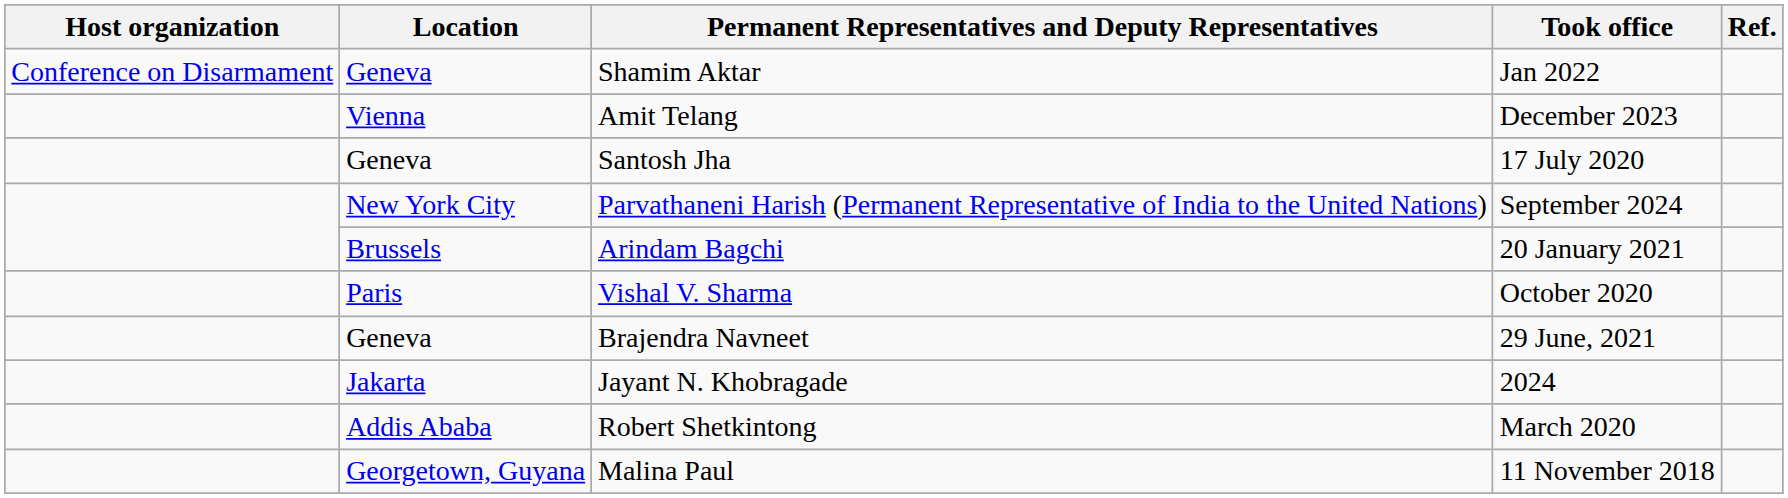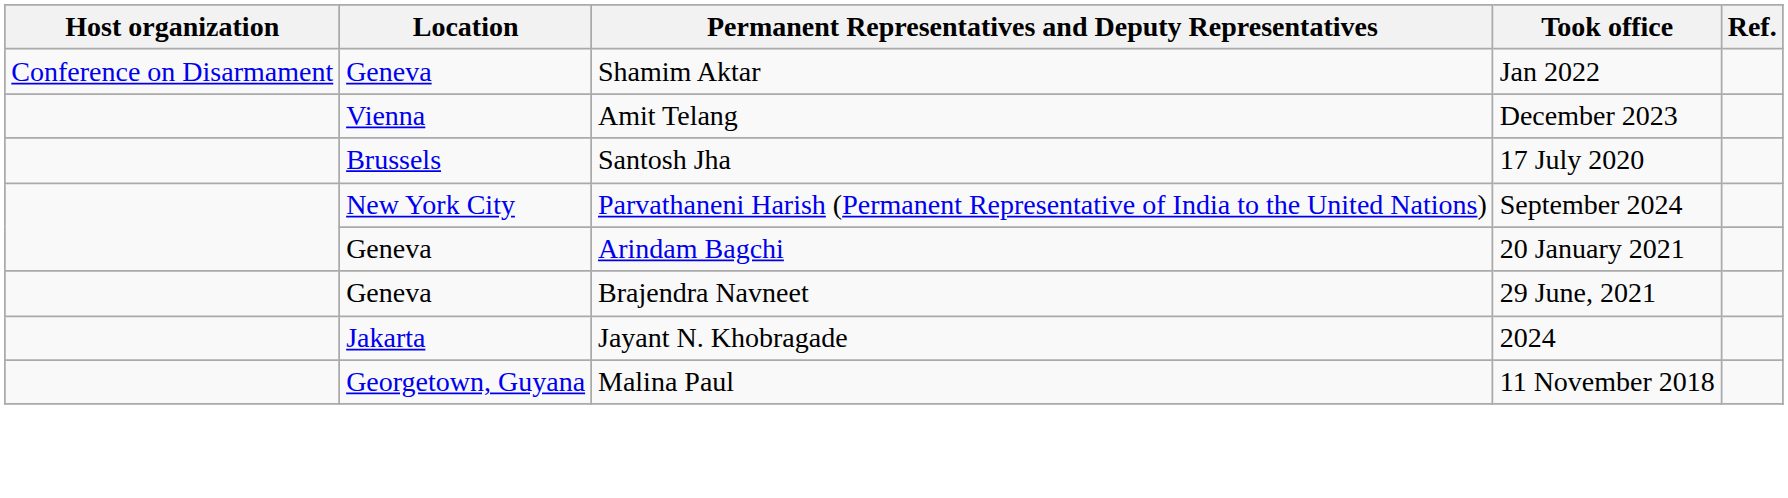(389, 159) Geneva -> (394, 159) Brussels
(394, 248) Brussels -> (389, 248) Geneva
- row: (695, 293)
- row: (707, 426)
